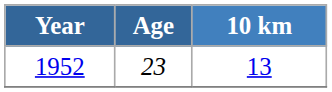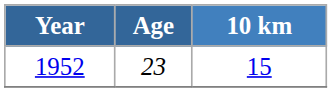(259, 66) 13 -> (259, 66) 15
